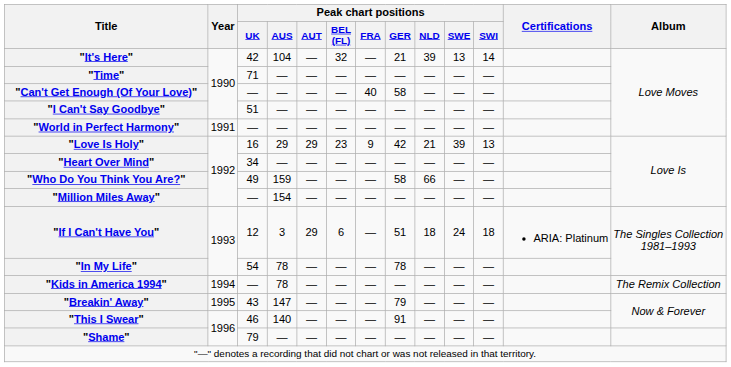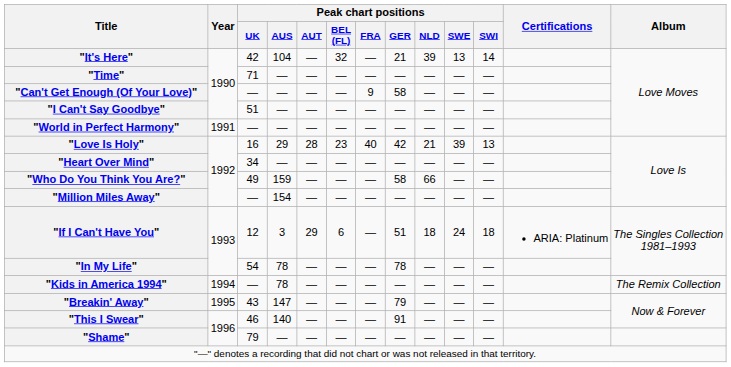(371, 92) 40 -> (371, 92) 9
(312, 145) 29 -> (312, 145) 28
(371, 145) 9 -> (371, 145) 40
